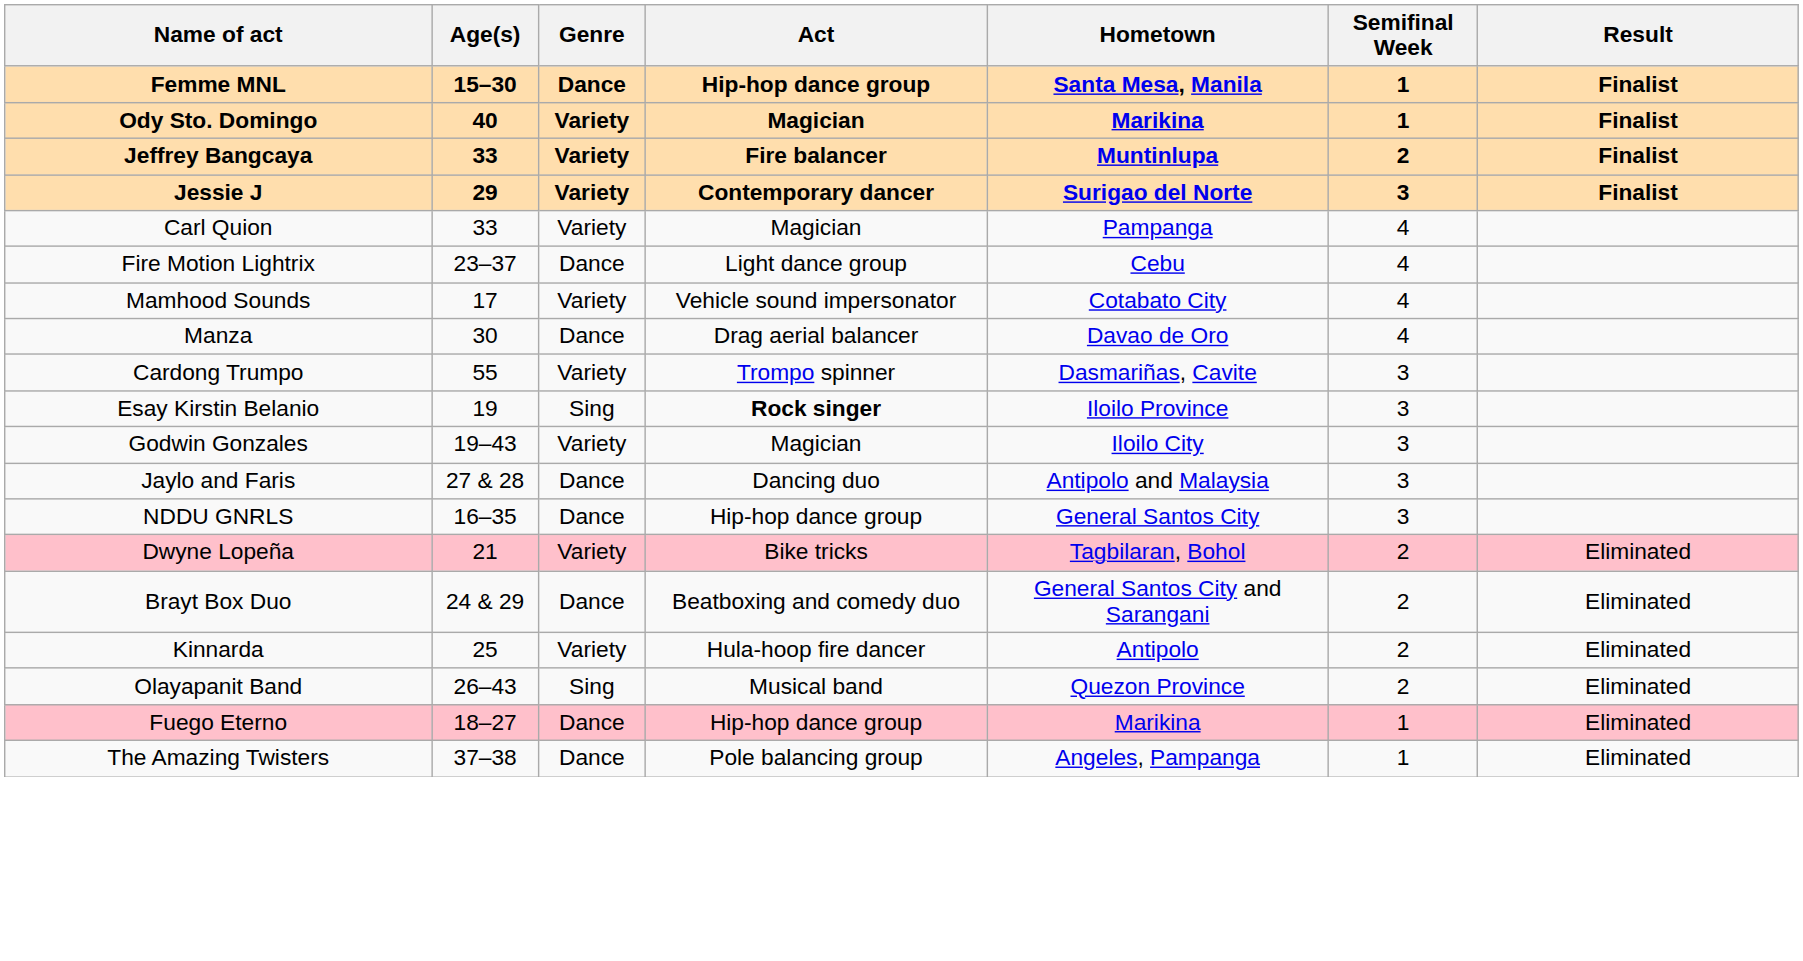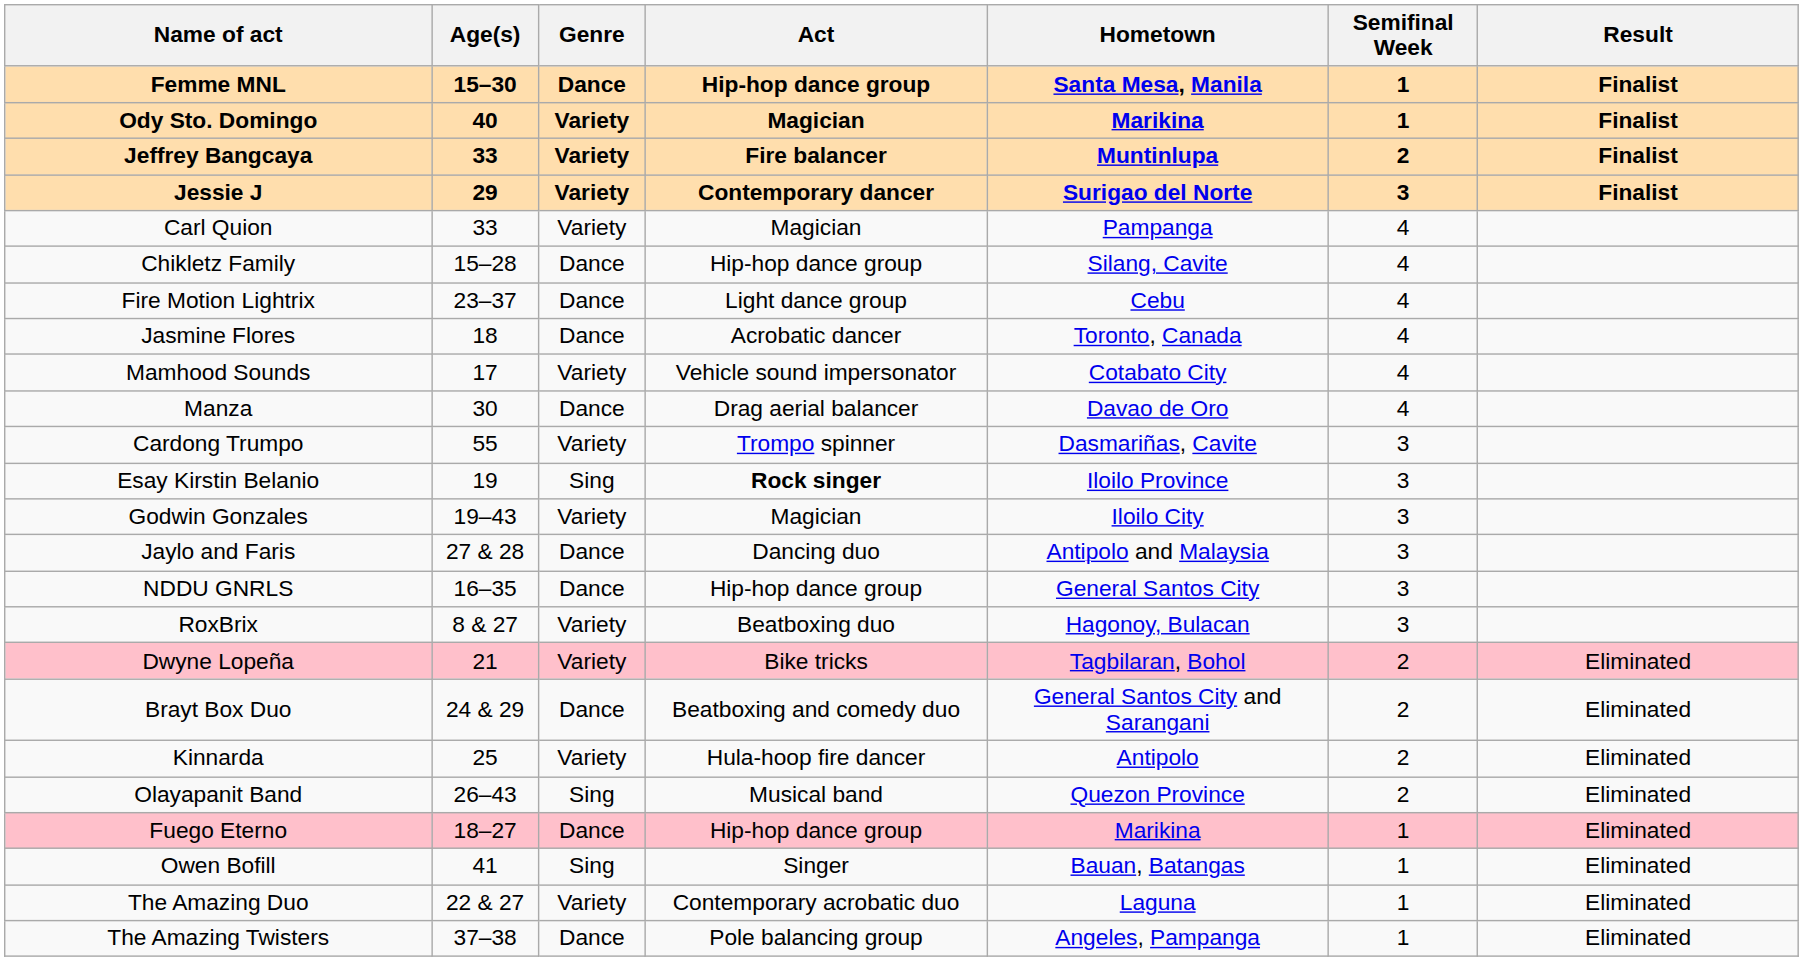+ row: (218, 264)
+ row: (218, 336)
+ row: (218, 624)
+ row: (218, 866)
+ row: (218, 902)
